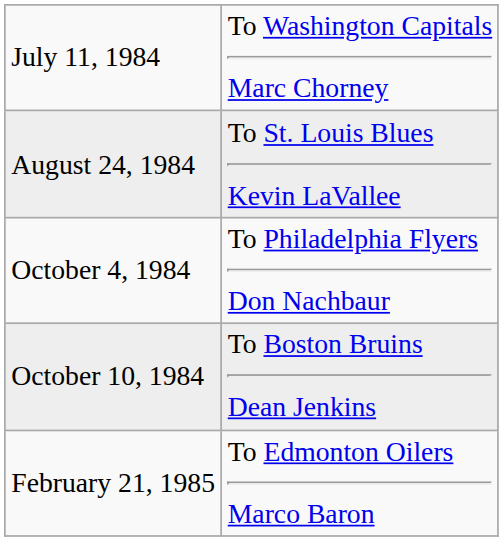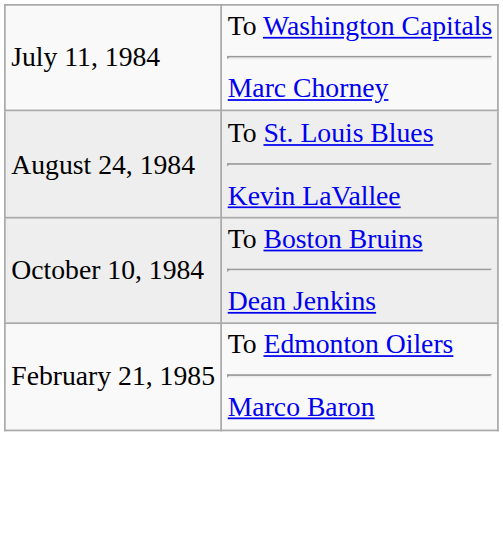- row: (101, 269)
